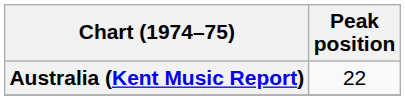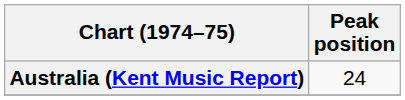(355, 77) 22 -> (355, 77) 24
